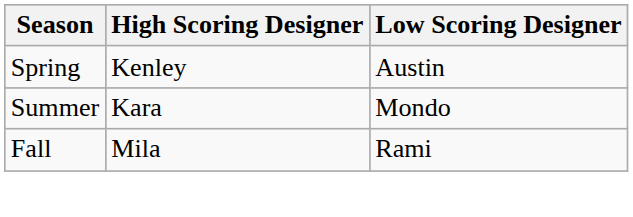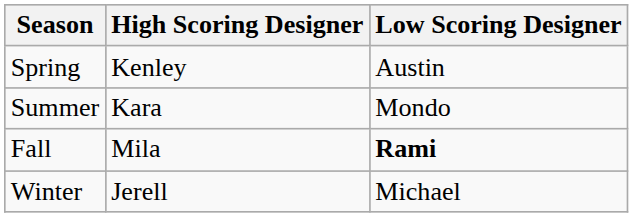(404, 149) normal -> (406, 149) bold
+ row: (47, 190)
